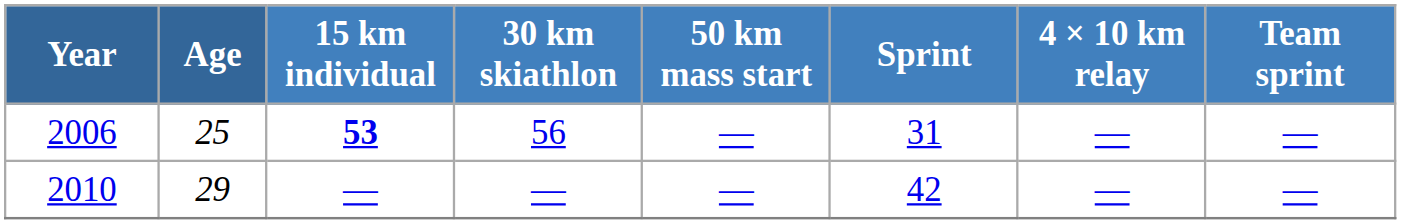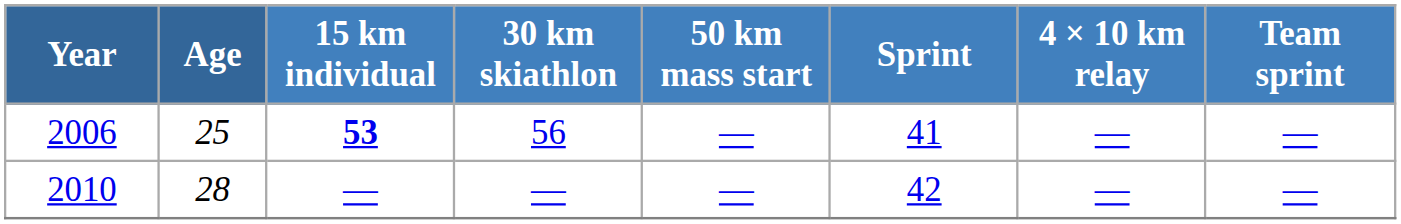(924, 131) 31 -> (924, 131) 41
(213, 189) 29 -> (213, 189) 28
